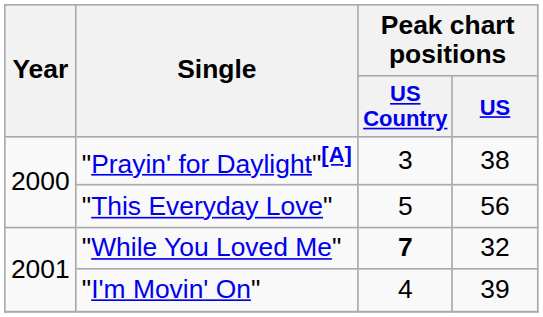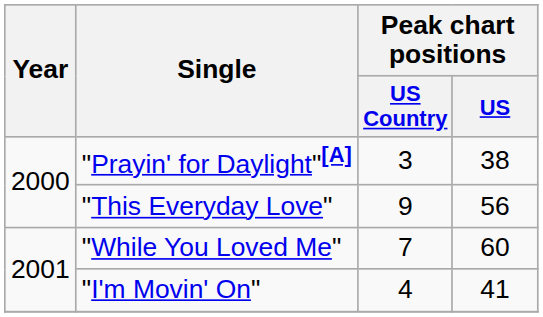(405, 205) 5 -> (405, 205) 9
(405, 247) bold -> (405, 247) normal
(495, 247) 32 -> (495, 247) 60
(495, 289) 39 -> (495, 289) 41
